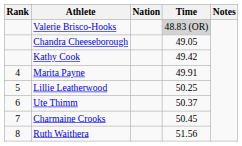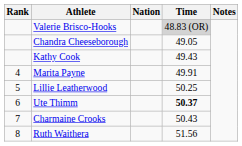(186, 57) 49.42 -> (186, 57) 49.43
(186, 103) normal -> (186, 103) bold
(186, 118) 50.45 -> (186, 118) 50.43
